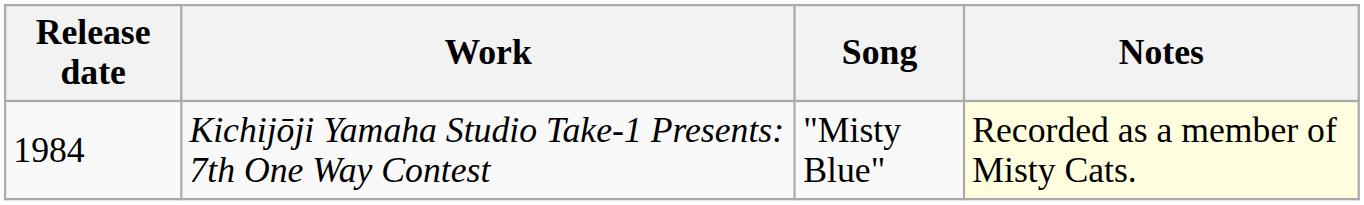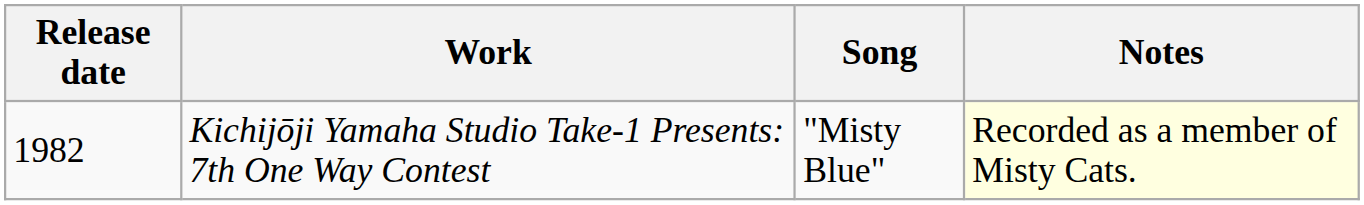(49, 149) 1984 -> (49, 149) 1982
